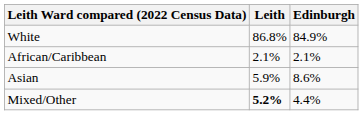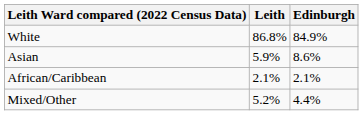rows swapped: (23, 78) <-> (57, 57)
(267, 99) bold -> (266, 99) normal
